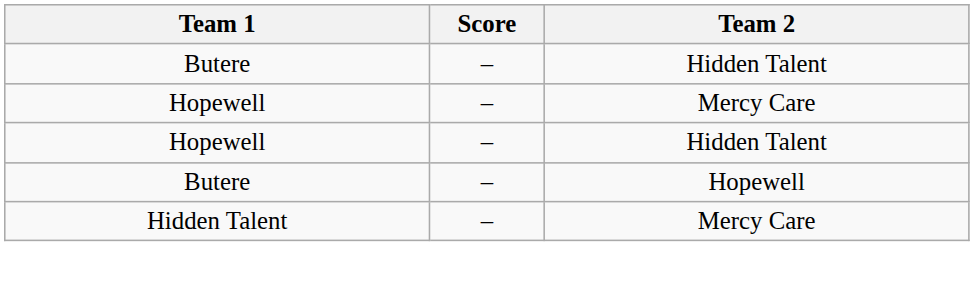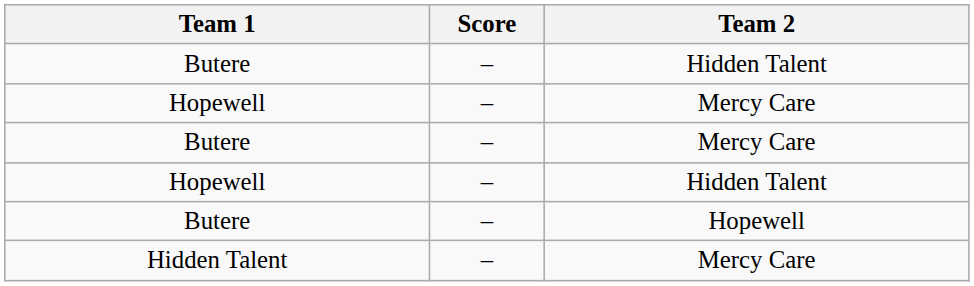+ row: (217, 142)
